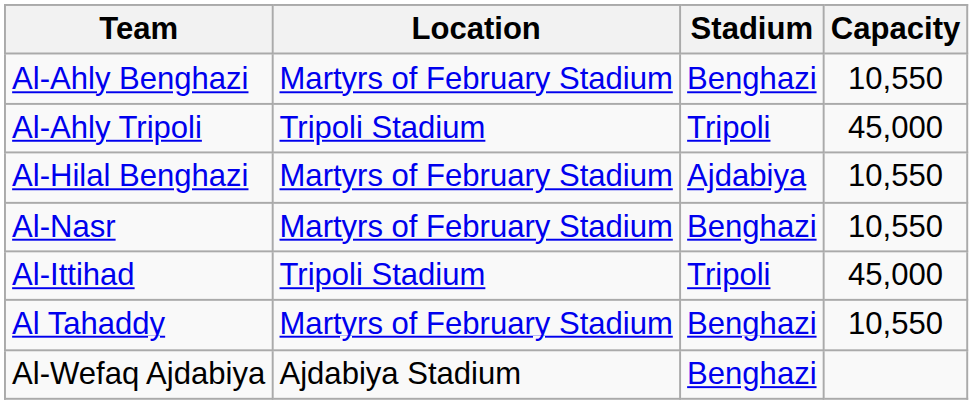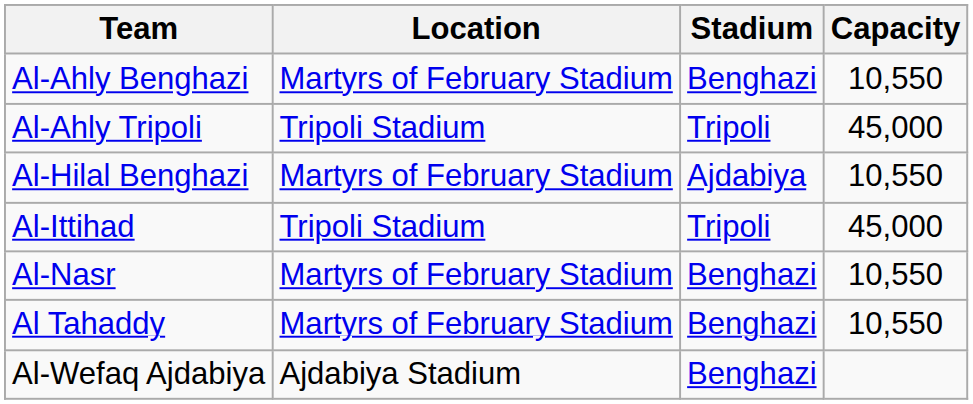rows swapped: (64, 226) <-> (73, 275)
